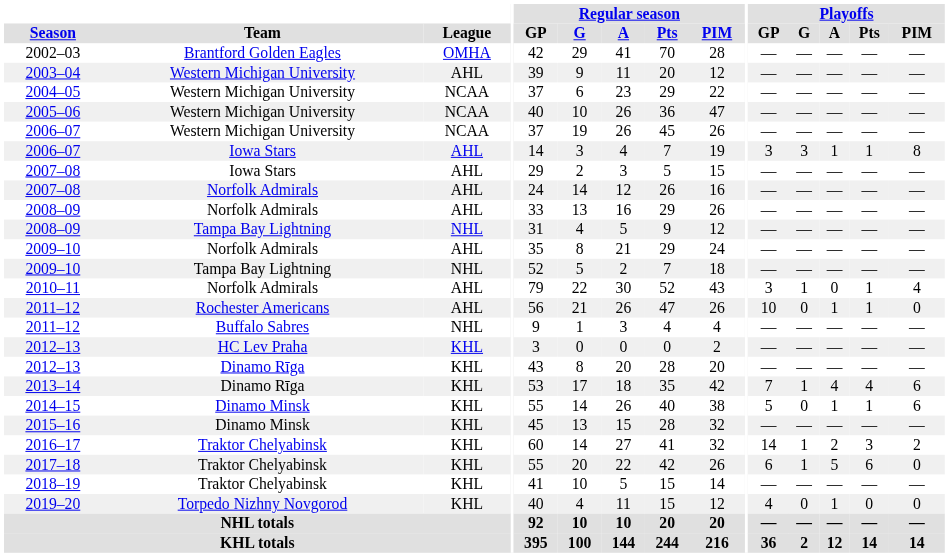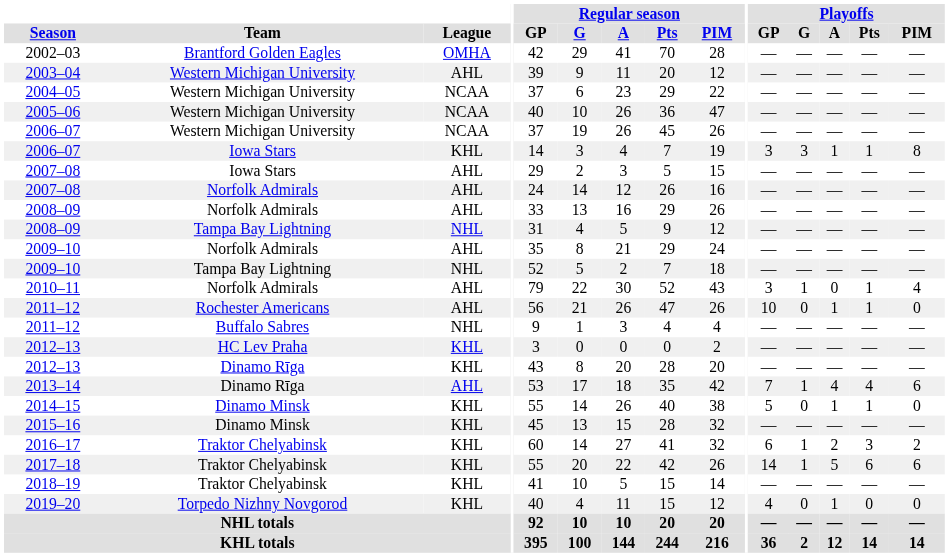(467, 151) AHL -> (467, 151) KHL
(467, 386) KHL -> (467, 386) AHL
(917, 405) 6 -> (917, 405) 0
(769, 445) 14 -> (769, 445) 6
(769, 464) 6 -> (769, 464) 14
(917, 464) 0 -> (917, 464) 6
